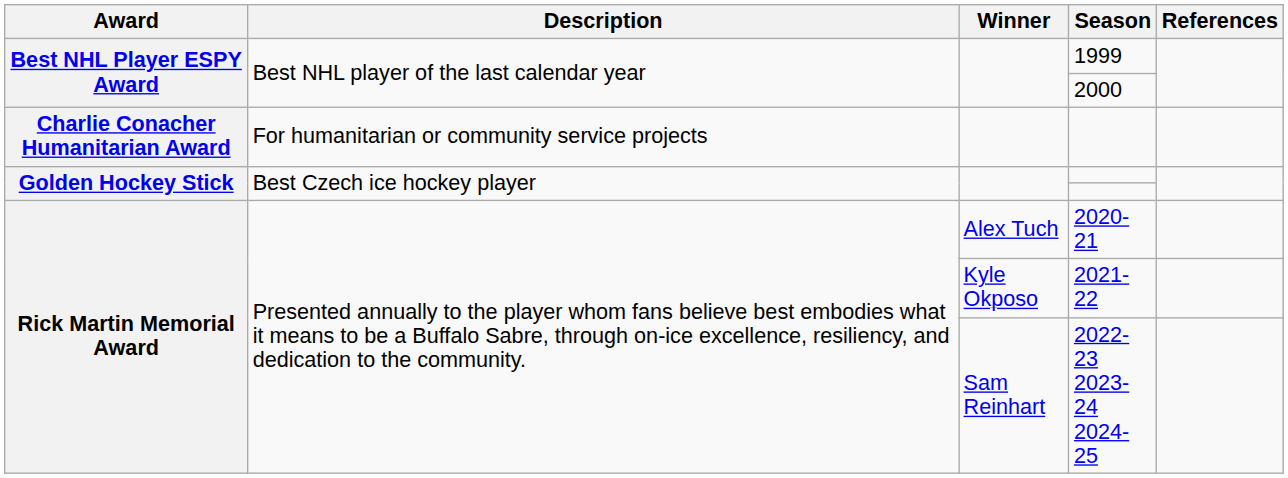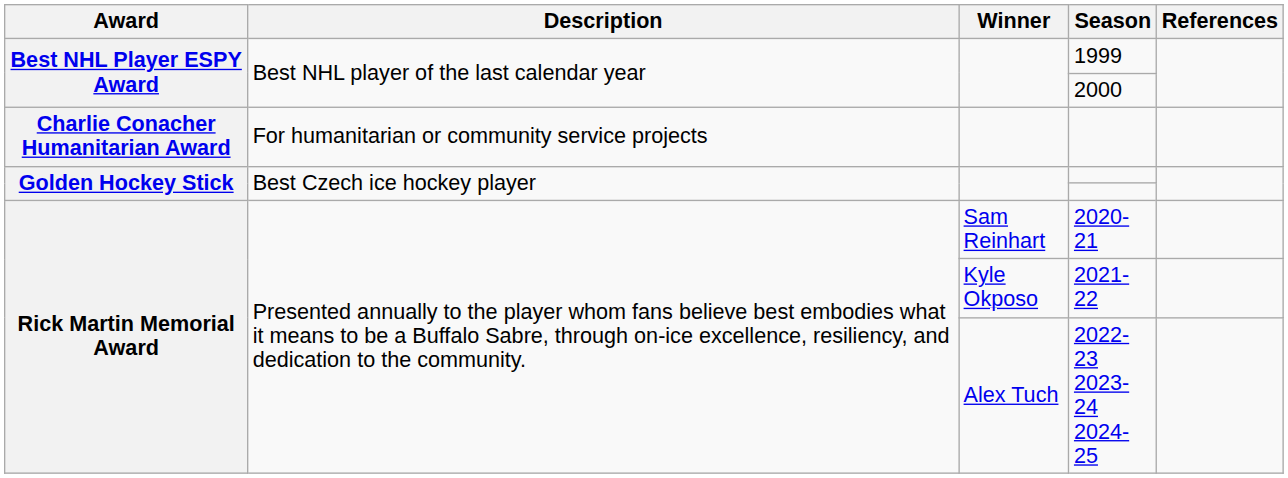(1011, 229) Alex Tuch -> (1004, 229) Sam Reinhart
(1004, 395) Sam Reinhart -> (1011, 395) Alex Tuch
